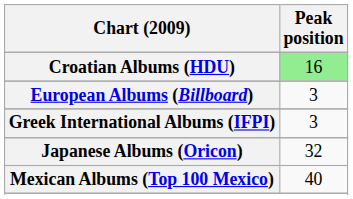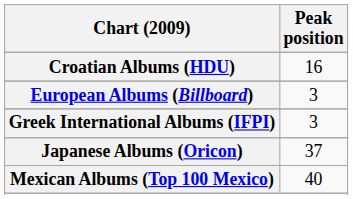(314, 66) lightgreen background -> (314, 66) no background
(314, 151) 32 -> (314, 151) 37
